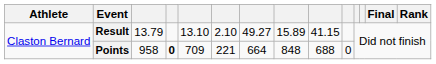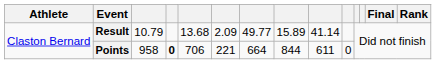(149, 32) 13.79 -> (149, 32) 10.79
(195, 32) 13.10 -> (195, 32) 13.68
(226, 32) 2.10 -> (226, 32) 2.09
(257, 32) 49.27 -> (257, 32) 49.77
(325, 32) 41.15 -> (325, 32) 41.14
(195, 50) 709 -> (195, 50) 706
(291, 50) 848 -> (291, 50) 844
(325, 50) 688 -> (325, 50) 611
